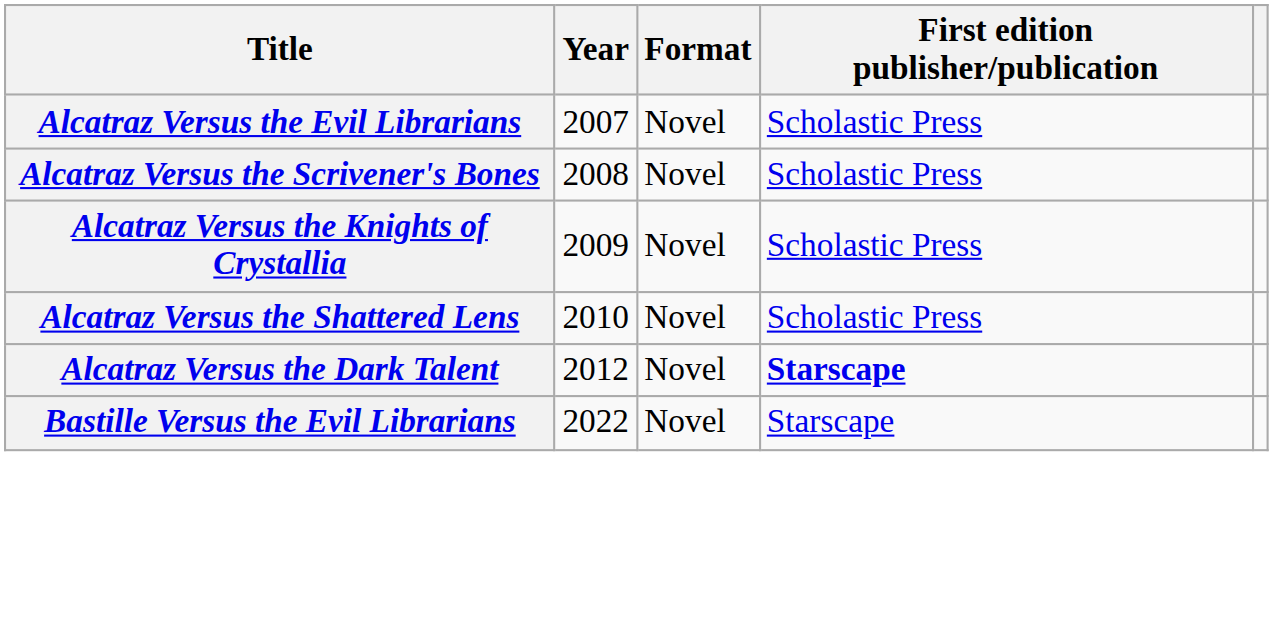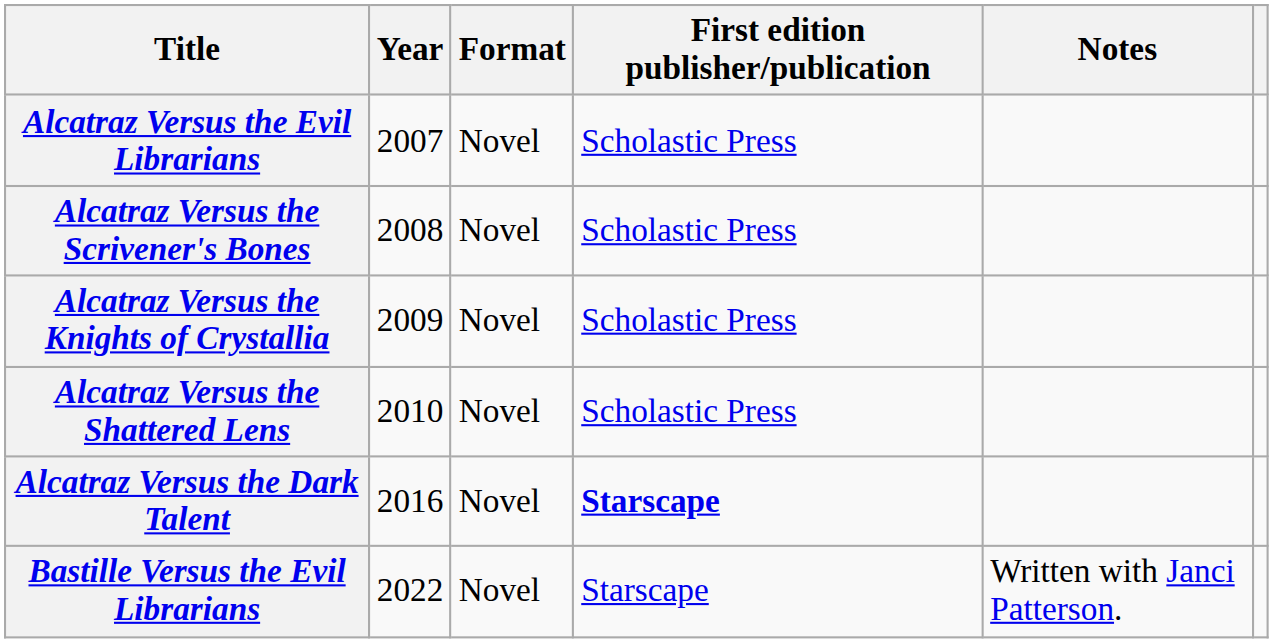+ column: (1117, 49)
(596, 369) 2012 -> (410, 500) 2016
